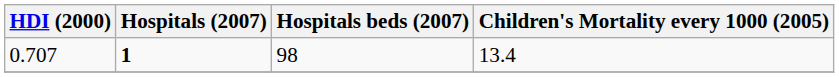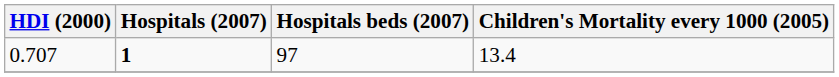(287, 54) 98 -> (287, 54) 97
